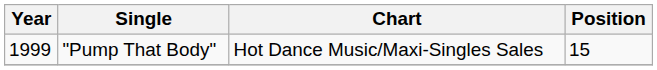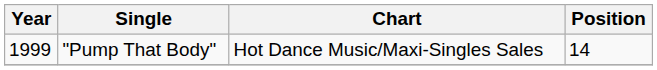(580, 49) 15 -> (580, 49) 14
